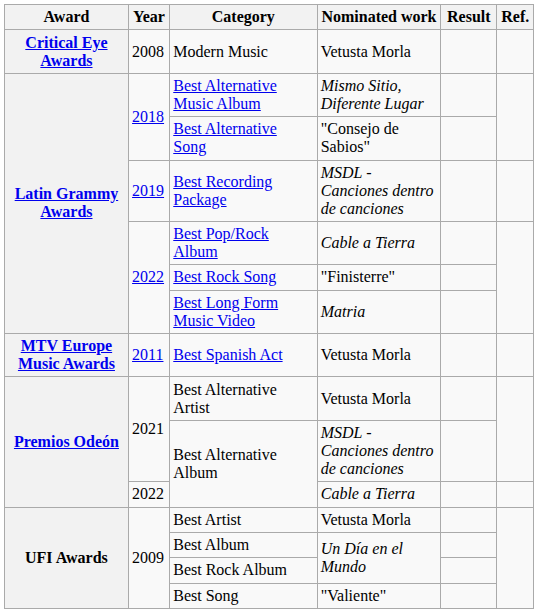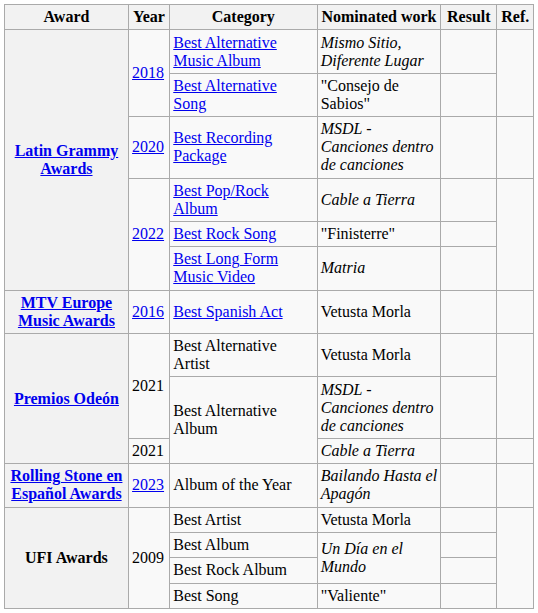- row: (221, 51)
(148, 190) 2019 -> (148, 147) 2020
(148, 355) 2011 -> (148, 311) 2016
(148, 494) 2022 -> (148, 450) 2021
+ row: (232, 485)
